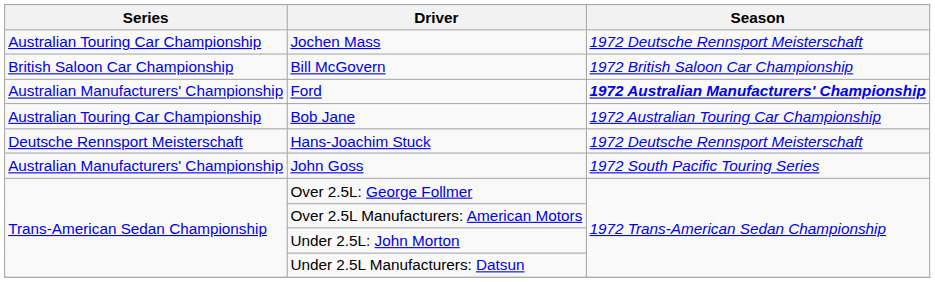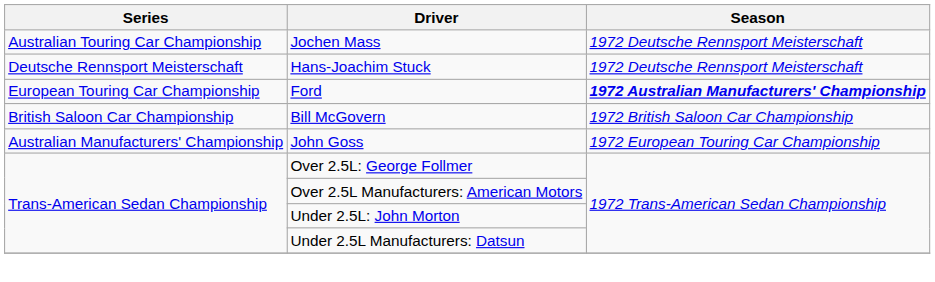rows swapped: (338, 67) <-> (361, 141)
(146, 91) Australian Manufacturers' Championship -> (134, 91) European Touring Car Championship
- row: (323, 116)
(704, 166) 1972 South Pacific Touring Series -> (735, 141) 1972 European Touring Car Championship
